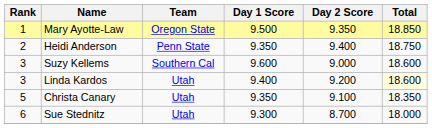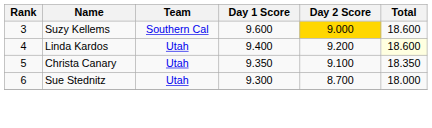- row: (84, 30)
- row: (80, 47)
(343, 64) no background -> (340, 30) gold background
(23, 81) 3 -> (23, 47) 4
